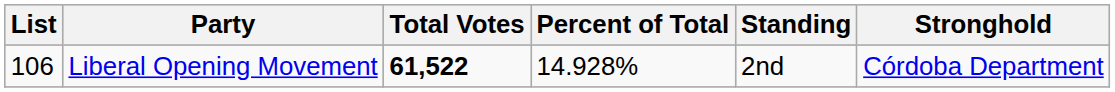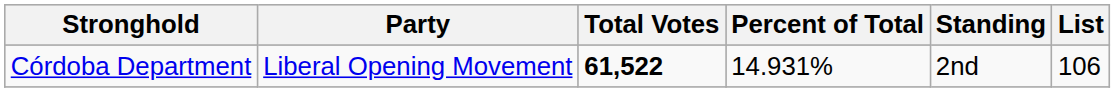columns swapped: (34, 24) <-> (983, 24)
(587, 65) 14.928% -> (782, 65) 14.931%
